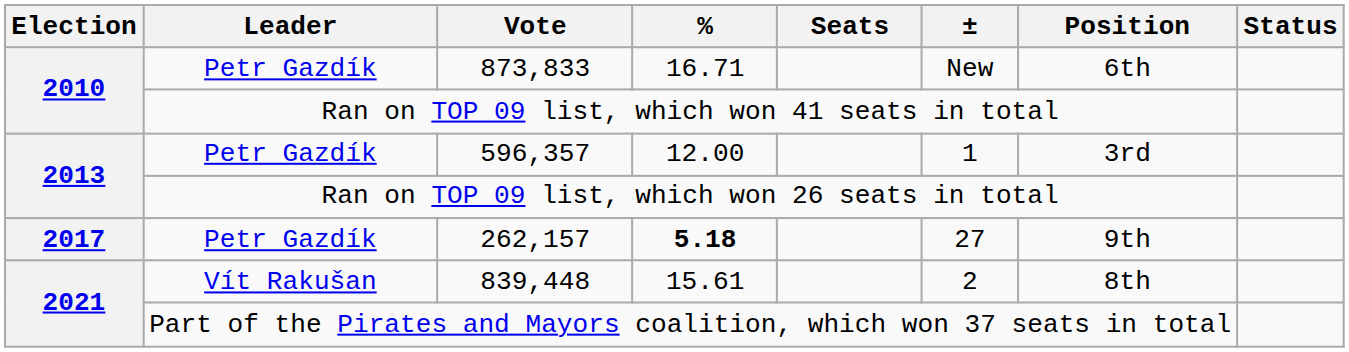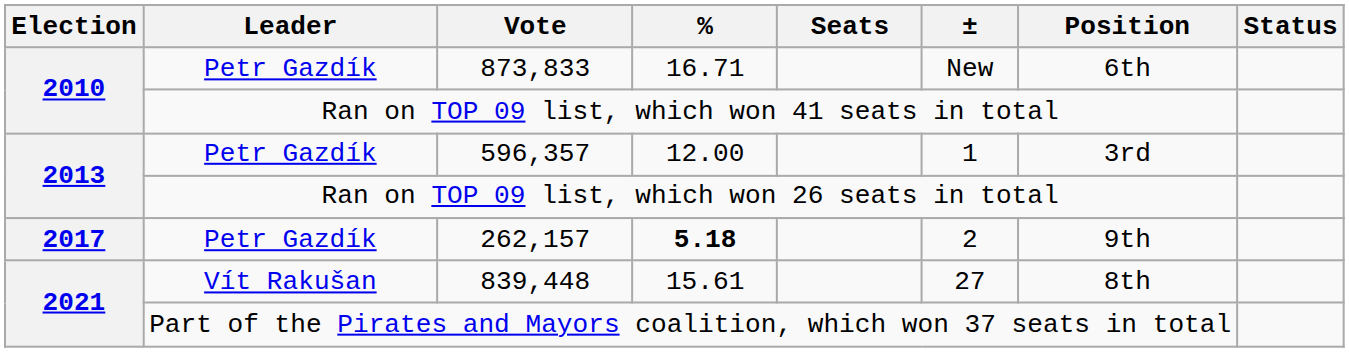(970, 239) 27 -> (970, 239) 2
(970, 282) 2 -> (970, 282) 27
